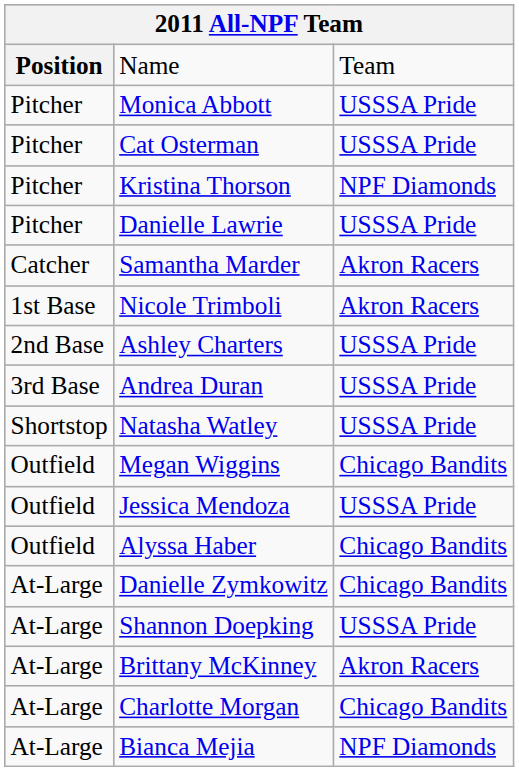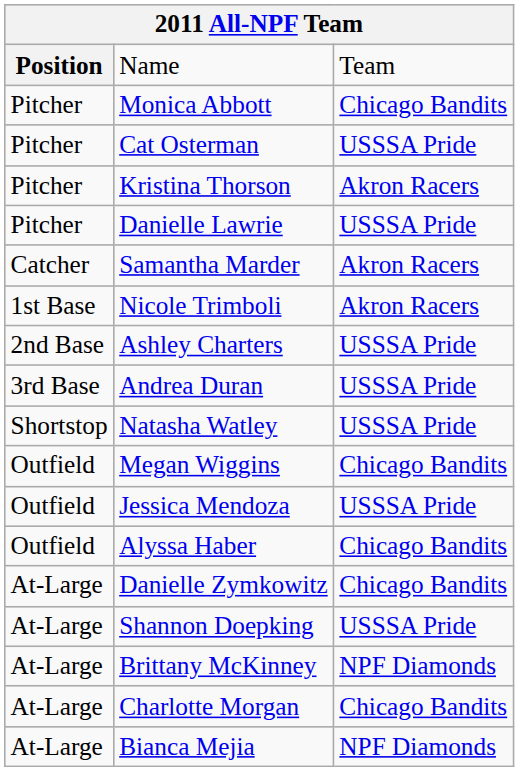(408, 104) USSSA Pride -> (423, 104) Chicago Bandits
(418, 184) NPF Diamonds -> (409, 184) Akron Racers
(409, 666) Akron Racers -> (418, 666) NPF Diamonds
